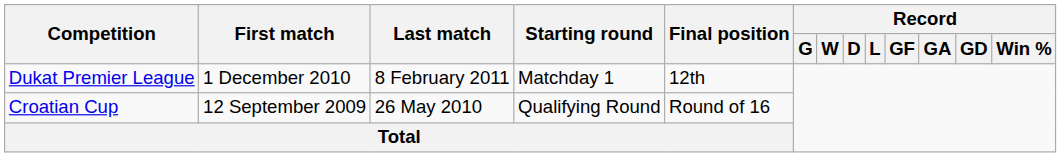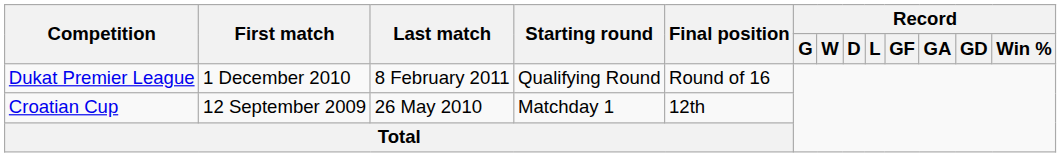(566, 78) Matchday 1 -> (589, 78) Qualifying Round
(687, 78) 12th -> (720, 78) Round of 16
(589, 107) Qualifying Round -> (566, 107) Matchday 1
(720, 107) Round of 16 -> (687, 107) 12th
